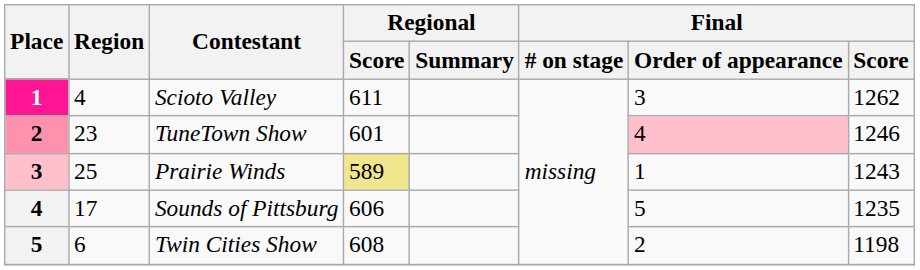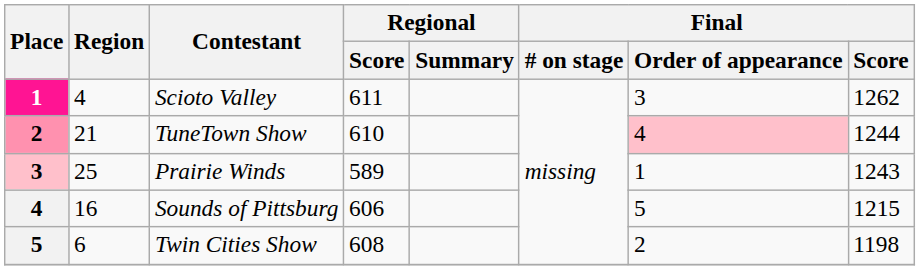(86, 134) 23 -> (86, 134) 21
(367, 134) 601 -> (367, 134) 610
(877, 134) 1246 -> (877, 134) 1244
(367, 171) khaki background -> (367, 171) no background
(86, 208) 17 -> (86, 208) 16
(877, 208) 1235 -> (877, 208) 1215
